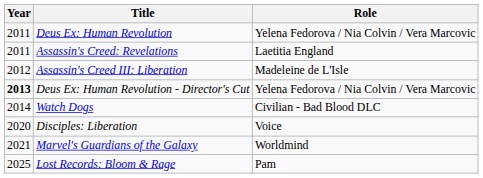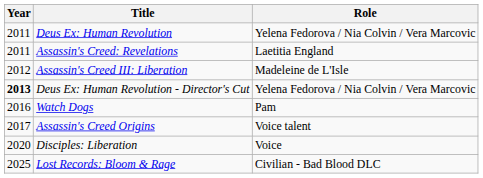(19, 107) 2014 -> (19, 107) 2016
(318, 107) Civilian - Bad Blood DLC -> (265, 107) Pam
+ row: (96, 126)
- row: (117, 145)
(265, 164) Pam -> (318, 164) Civilian - Bad Blood DLC
